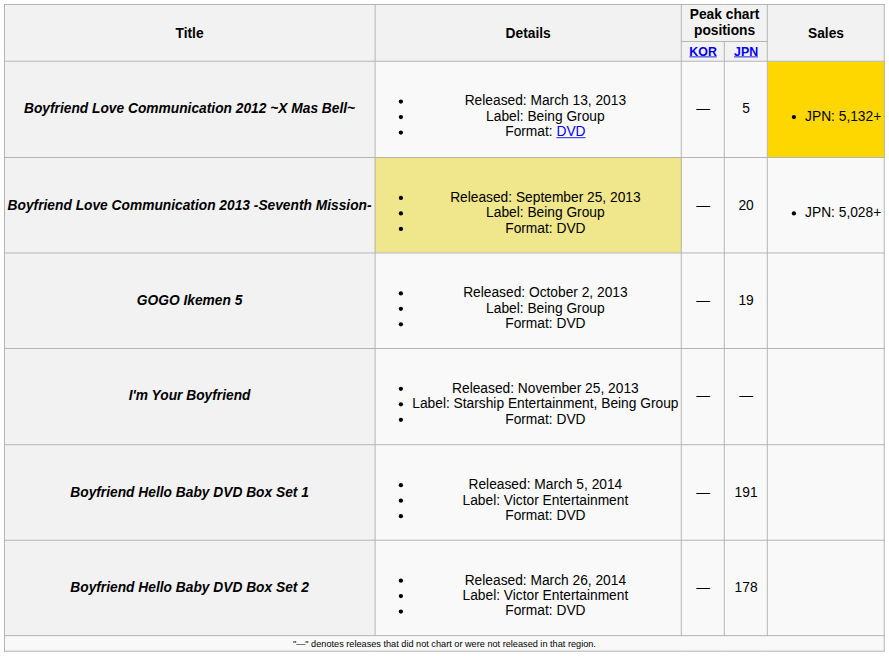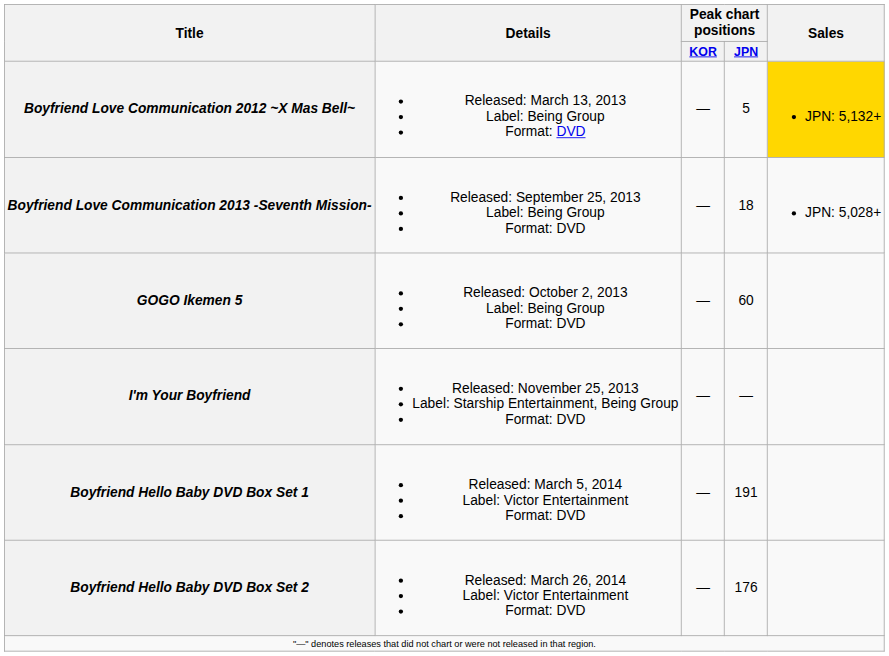(528, 213) khaki background -> (528, 213) no background
(746, 205) 20 -> (746, 205) 18
(746, 300) 19 -> (746, 300) 60
(746, 588) 178 -> (746, 588) 176
